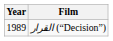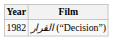(16, 28) 1989 -> (16, 28) 1982
